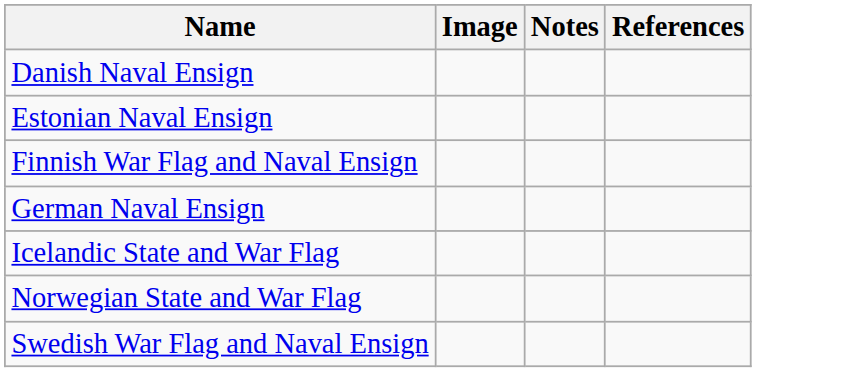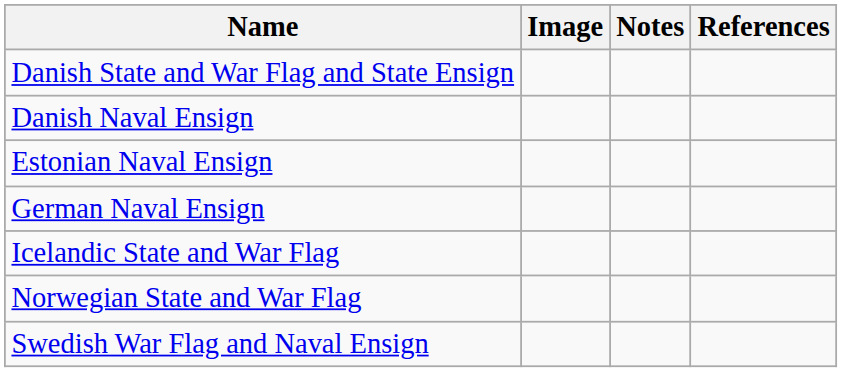+ row: (263, 72)
- row: (215, 162)
